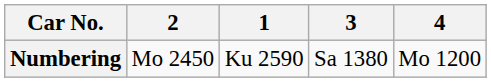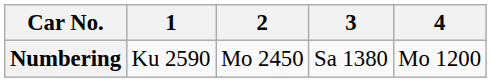columns swapped: (264, 22) <-> (173, 22)
